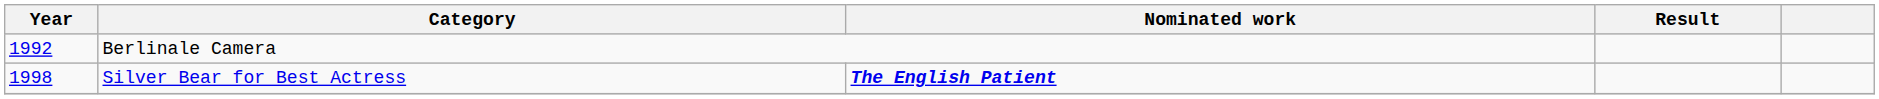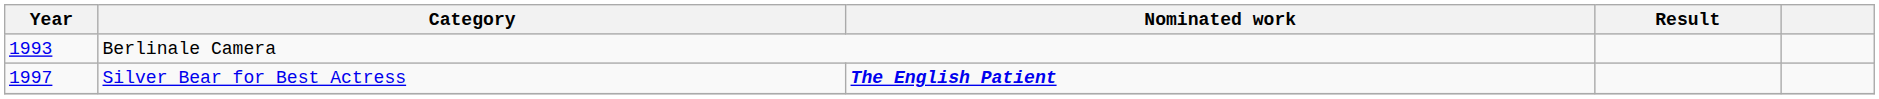(31, 49) 1992 -> (31, 49) 1993
(31, 78) 1998 -> (31, 78) 1997
